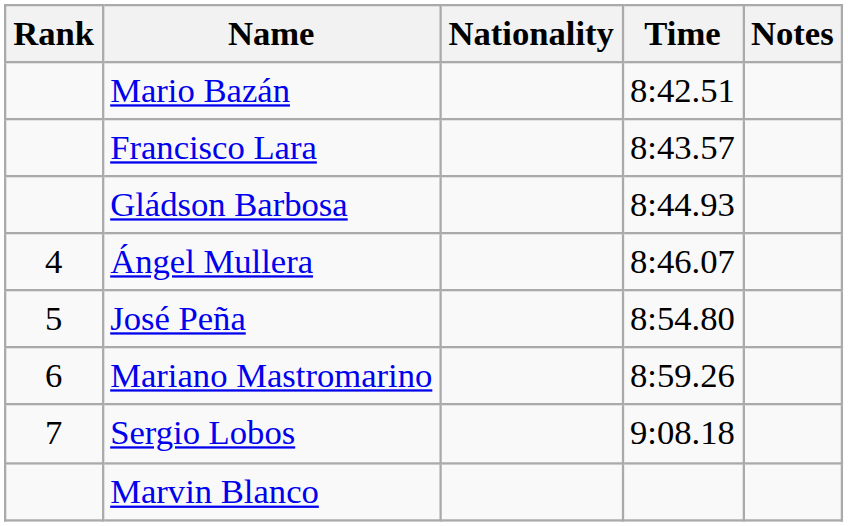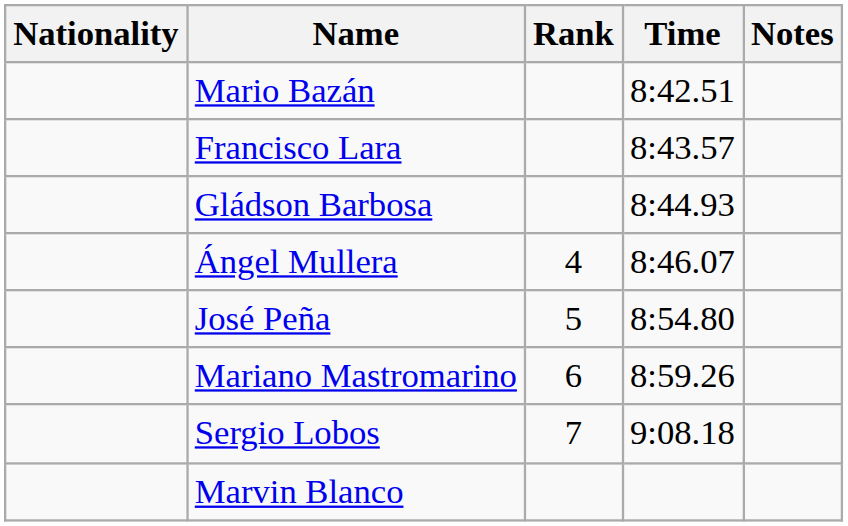columns swapped: (54, 33) <-> (531, 33)
